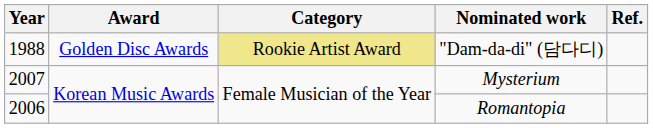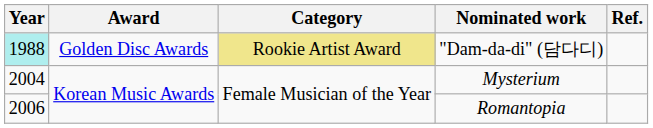(27, 49) no background -> (27, 49) paleturquoise background
(27, 79) 2007 -> (27, 79) 2004
